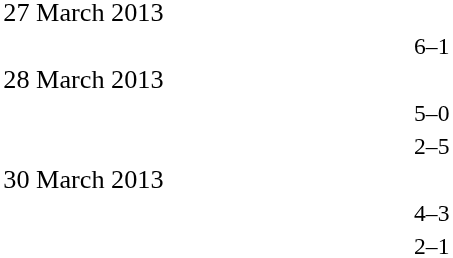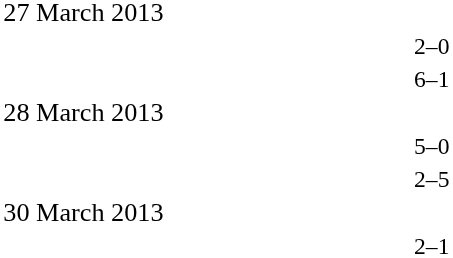+ row: (178, 47)
- row: (178, 214)
